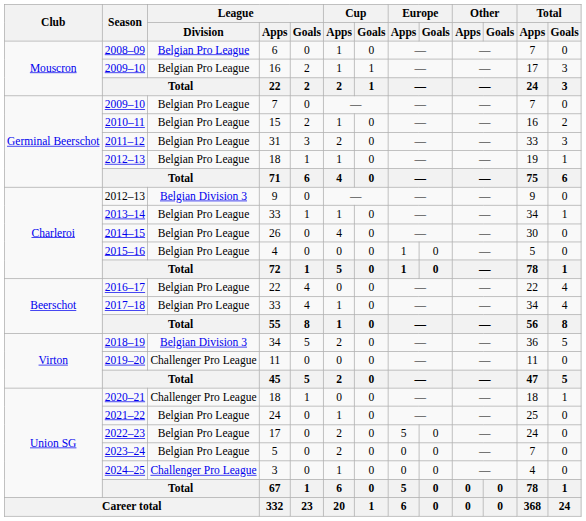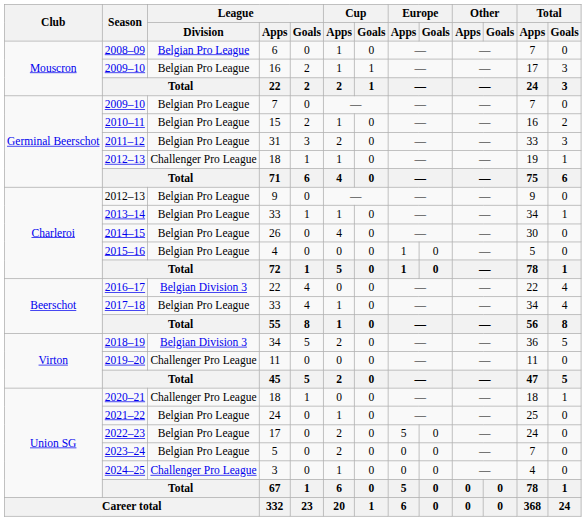(204, 159) Belgian Pro League -> (204, 159) Challenger Pro League
(204, 196) Belgian Division 3 -> (204, 196) Belgian Pro League
(204, 287) Belgian Pro League -> (204, 287) Belgian Division 3
